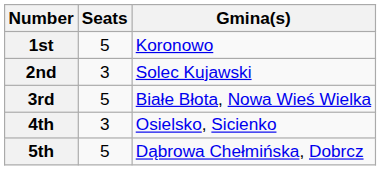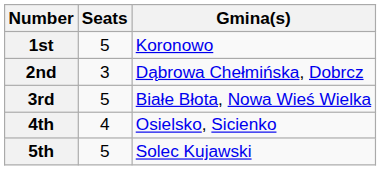(194, 71) Solec Kujawski -> (250, 71) Dąbrowa Chełmińska, Dobrcz
(105, 125) 3 -> (105, 125) 4
(250, 152) Dąbrowa Chełmińska, Dobrcz -> (194, 152) Solec Kujawski
